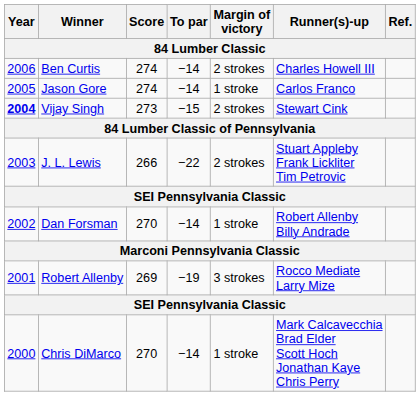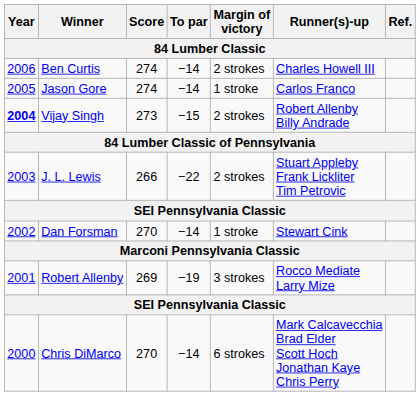(312, 109) Stewart Cink -> (317, 116) Robert Allenby Billy Andrade
(317, 224) Robert Allenby Billy Andrade -> (312, 231) Stewart Cink
(236, 353) 1 stroke -> (239, 353) 6 strokes
